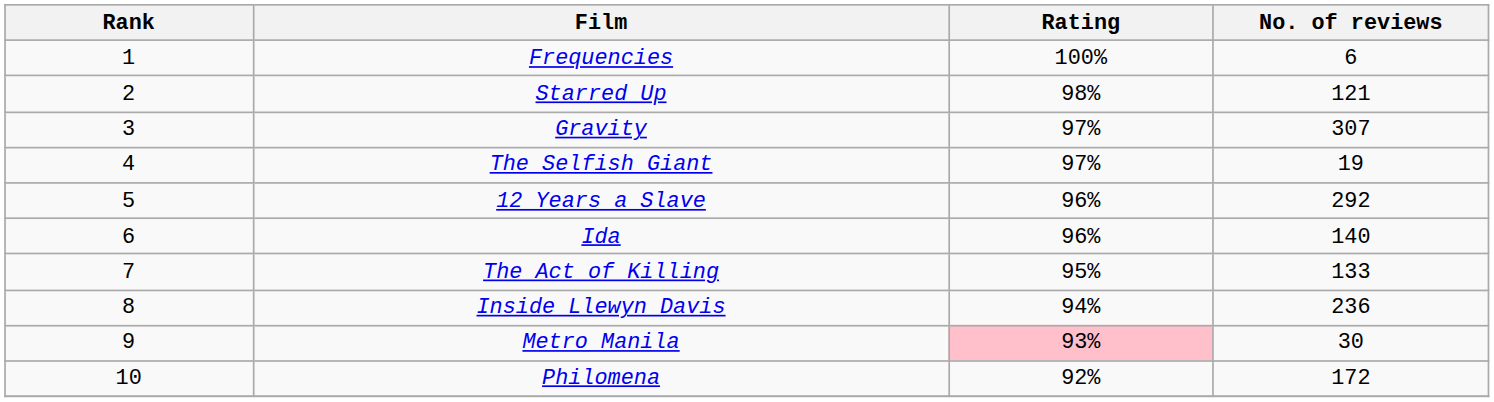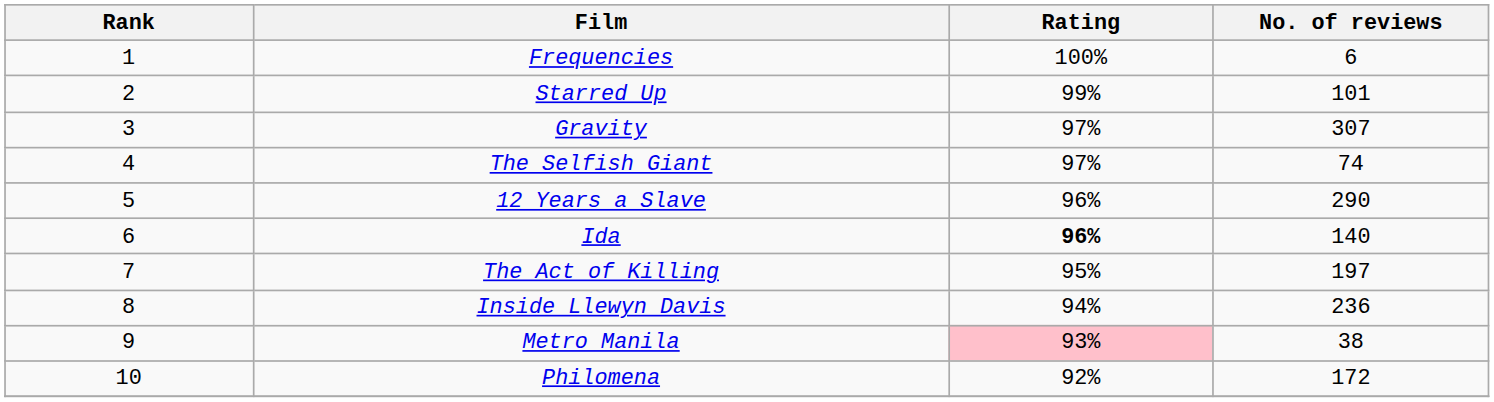(1081, 94) 98% -> (1081, 94) 99%
(1351, 94) 121 -> (1351, 94) 101
(1351, 165) 19 -> (1351, 165) 74
(1351, 201) 292 -> (1351, 201) 290
(1081, 236) normal -> (1081, 236) bold
(1351, 272) 133 -> (1351, 272) 197
(1351, 343) 30 -> (1351, 343) 38
